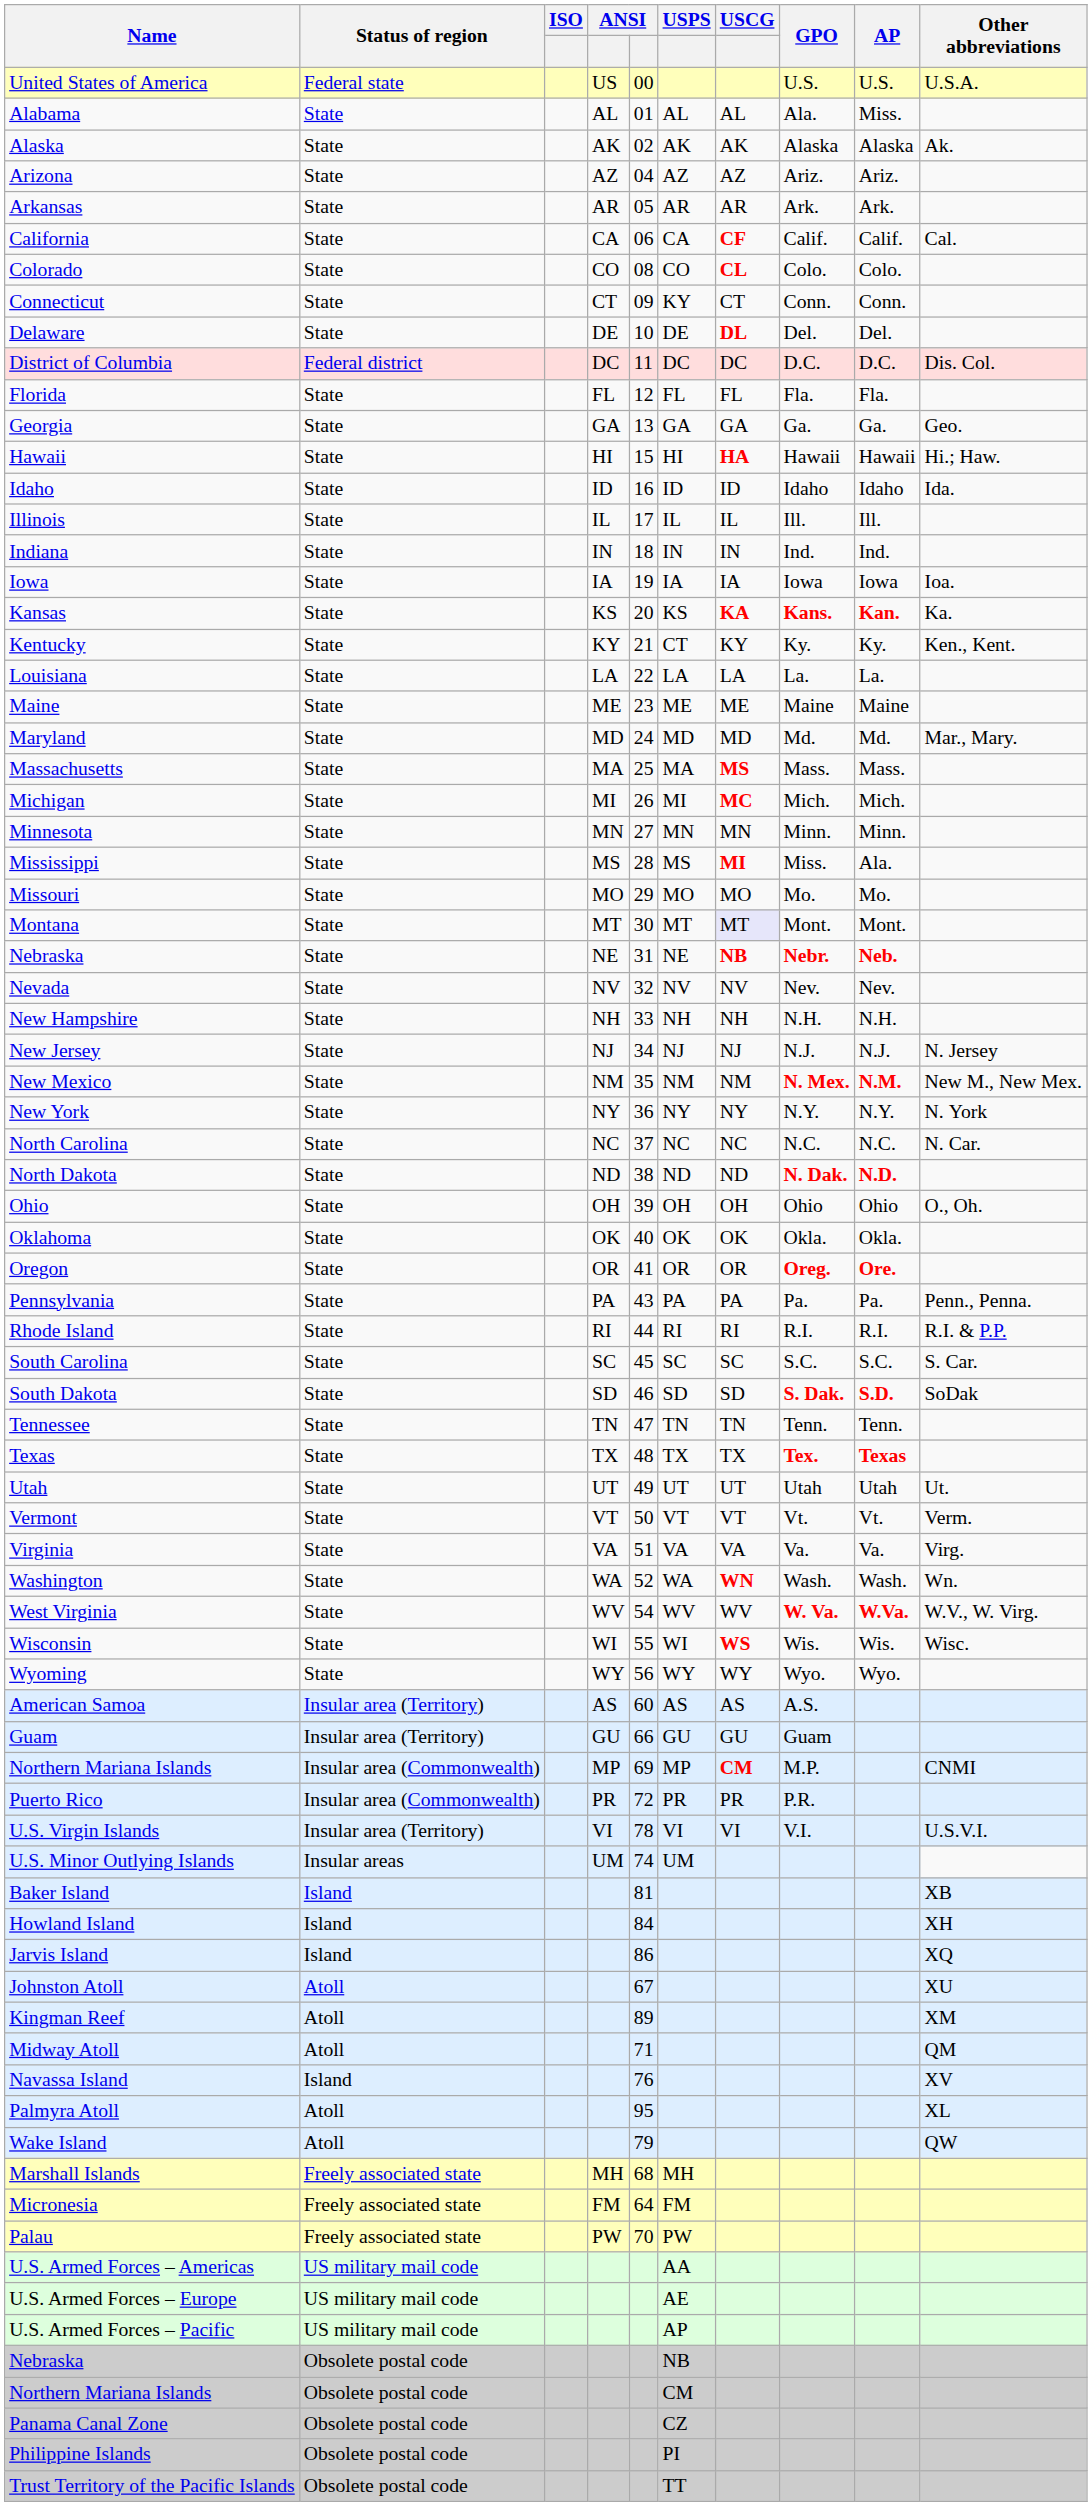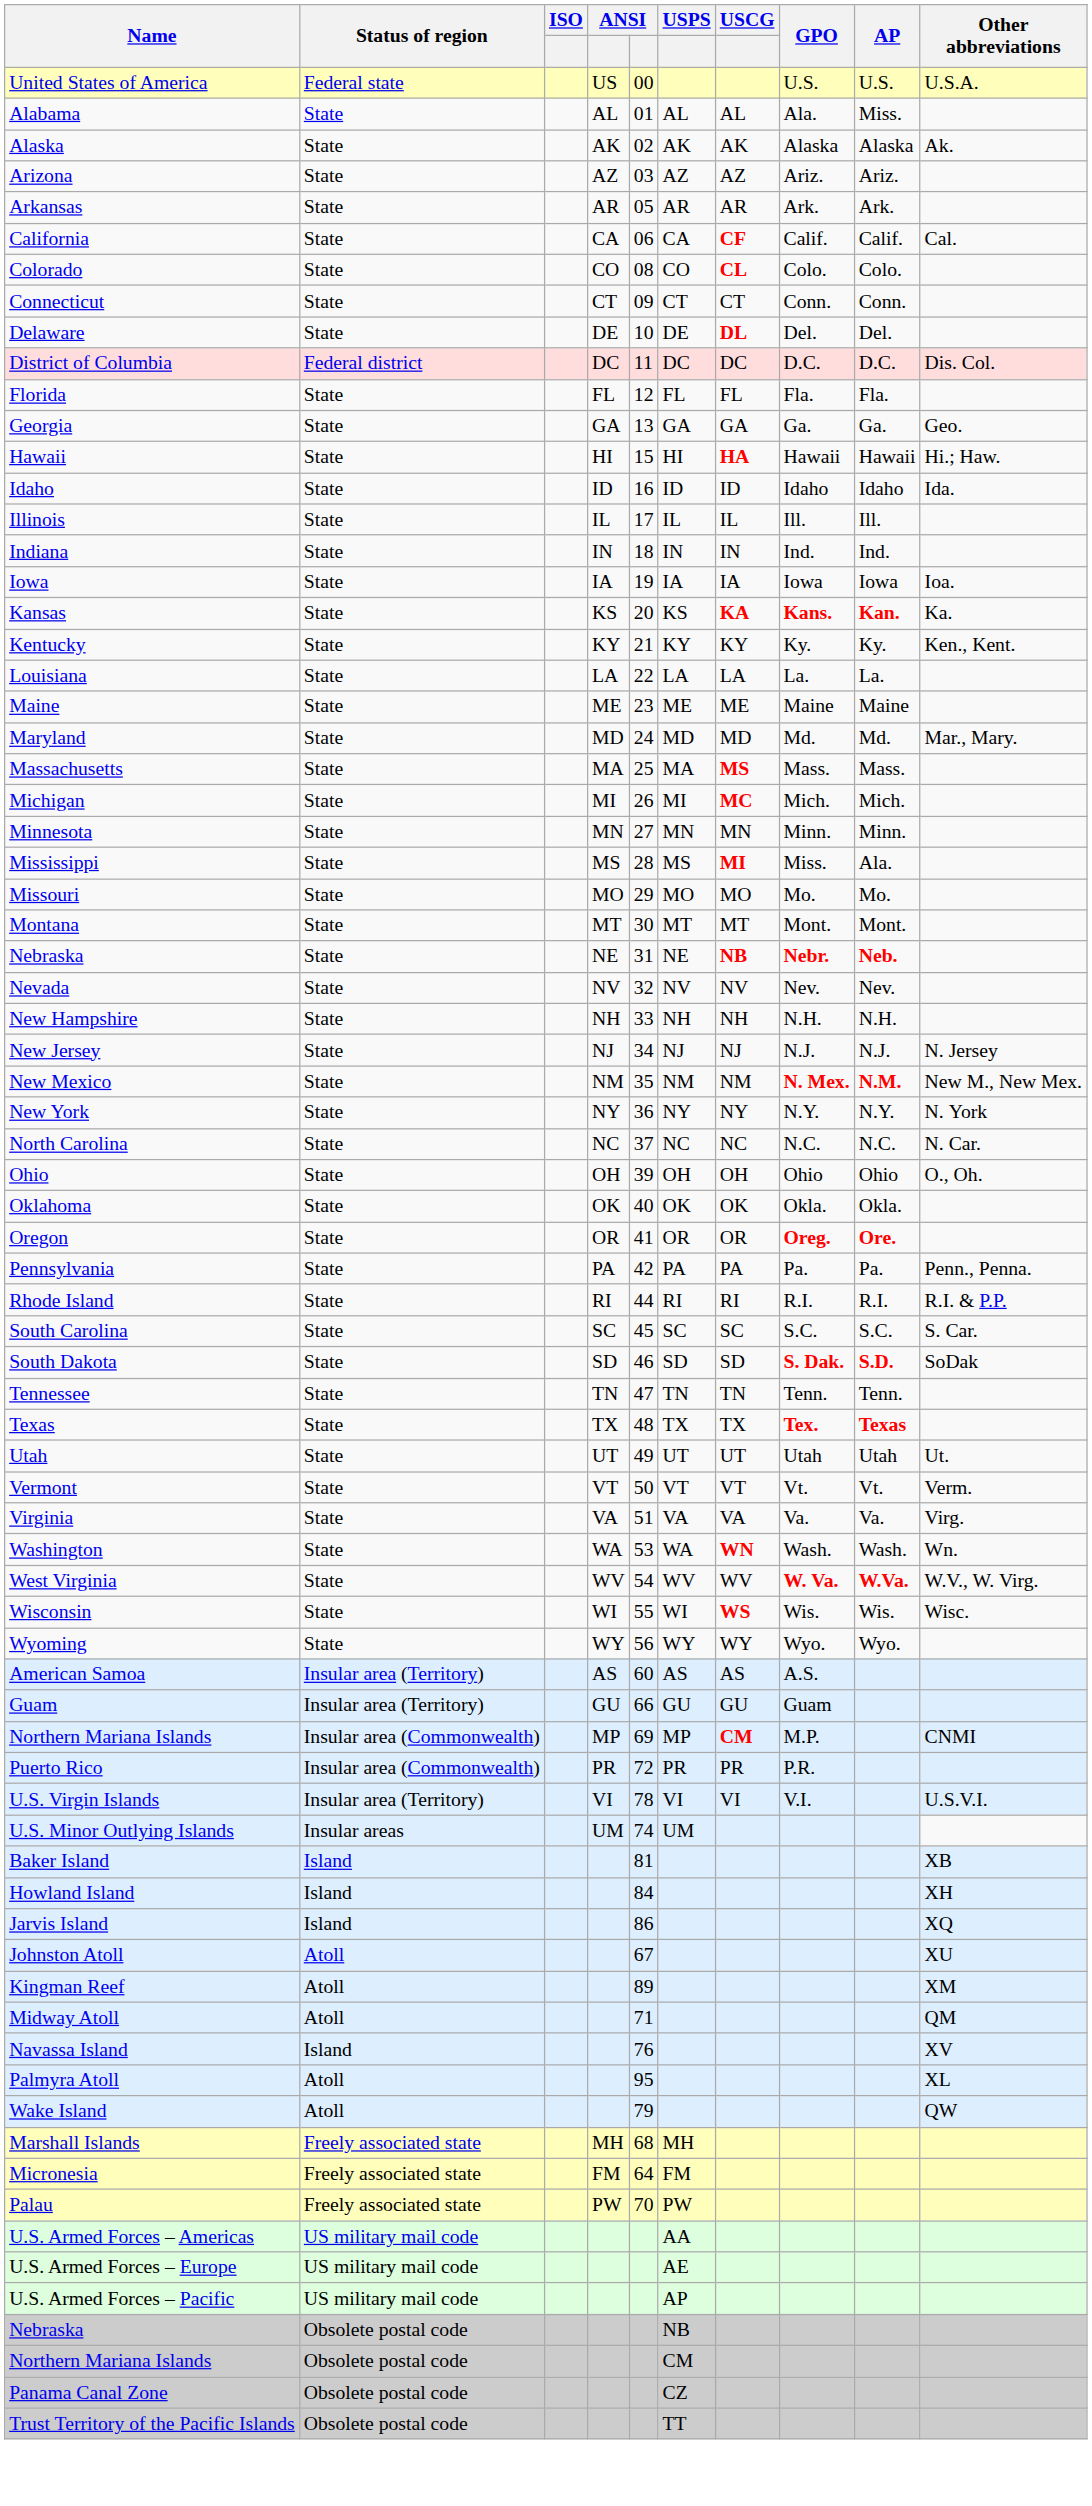(644, 176) 04 -> (644, 176) 03
(677, 301) KY -> (675, 301) CT
(675, 644) CT -> (677, 644) KY
(735, 925) lavender background -> (735, 925) no background
- row: (63, 1174)
(644, 1299) 43 -> (644, 1268) 42
(644, 1580) 52 -> (644, 1549) 53
- row: (80, 2454)
